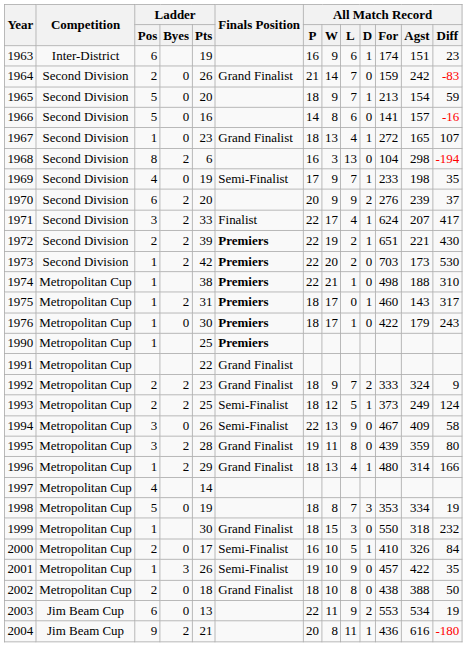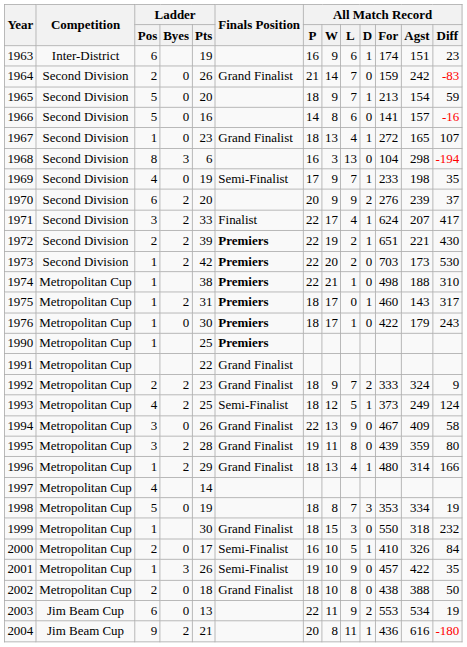(186, 158) 2 -> (186, 158) 3
(154, 405) 2 -> (154, 405) 4
(253, 425) Semi-Finalist -> (256, 425) Grand Finalist
